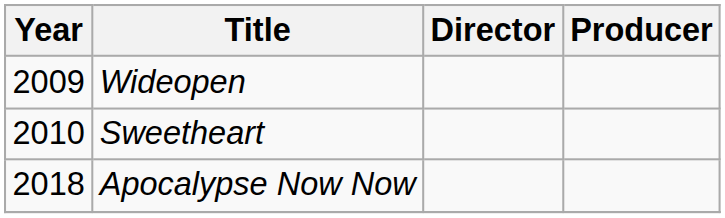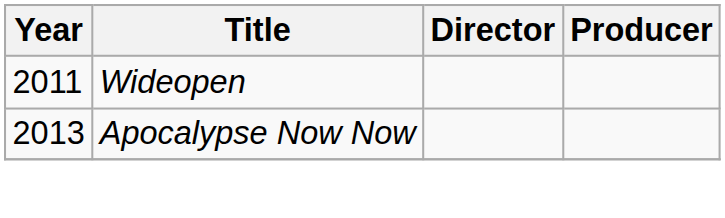(49, 81) 2009 -> (47, 81) 2011
- row: (182, 133)
(49, 184) 2018 -> (49, 133) 2013
